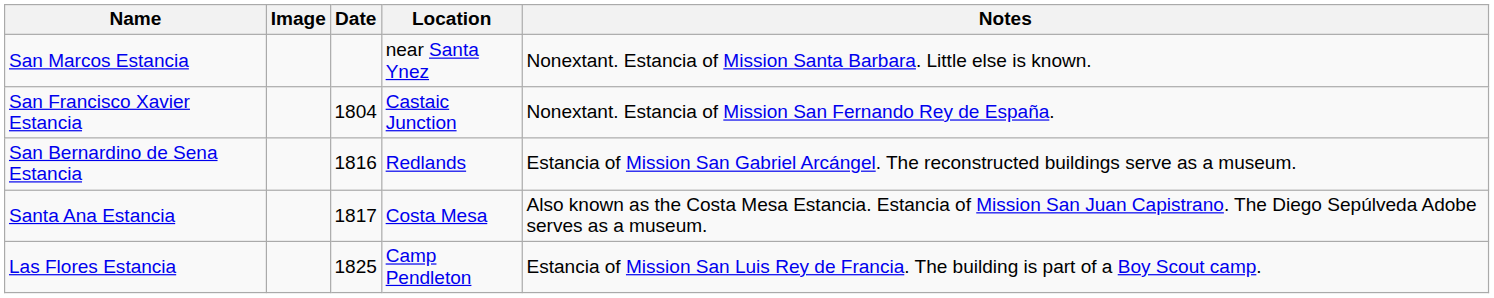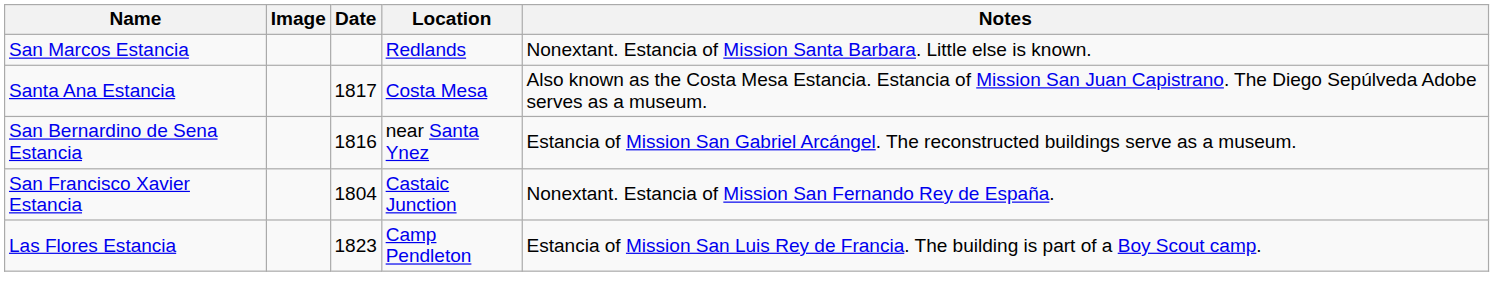(432, 60) near Santa Ynez -> (426, 49) Redlands
rows swapped: (99, 112) <-> (92, 215)
(426, 163) Redlands -> (432, 142) near Santa Ynez
(356, 266) 1825 -> (356, 245) 1823
